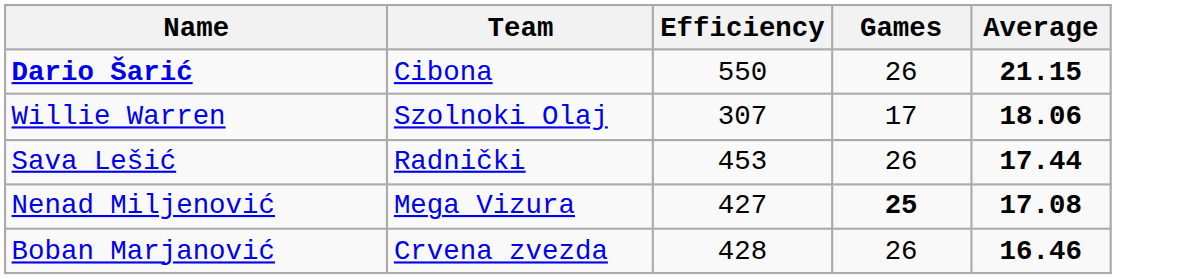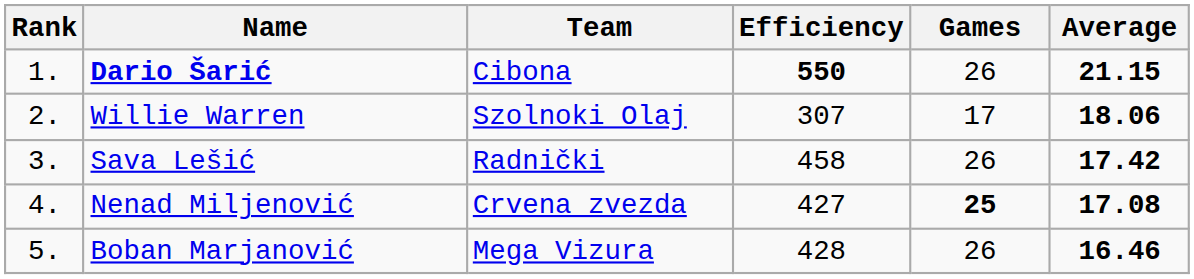+ column: (45, 27)
(742, 72) normal -> (821, 72) bold
(742, 162) 453 -> (821, 162) 458
(1041, 162) 17.44 -> (1120, 162) 17.42
(484, 206) Mega Vizura -> (580, 206) Crvena zvezda
(501, 251) Crvena zvezda -> (563, 251) Mega Vizura
